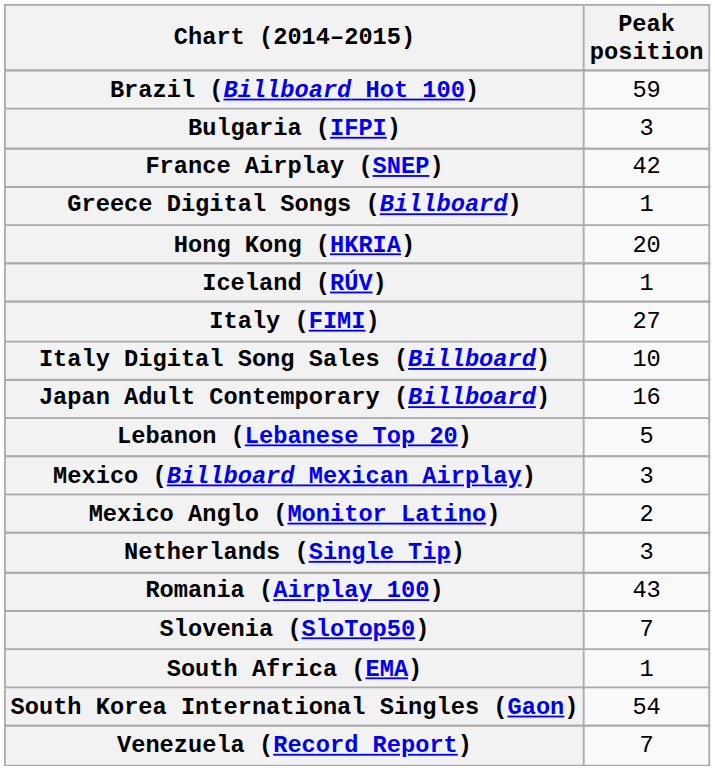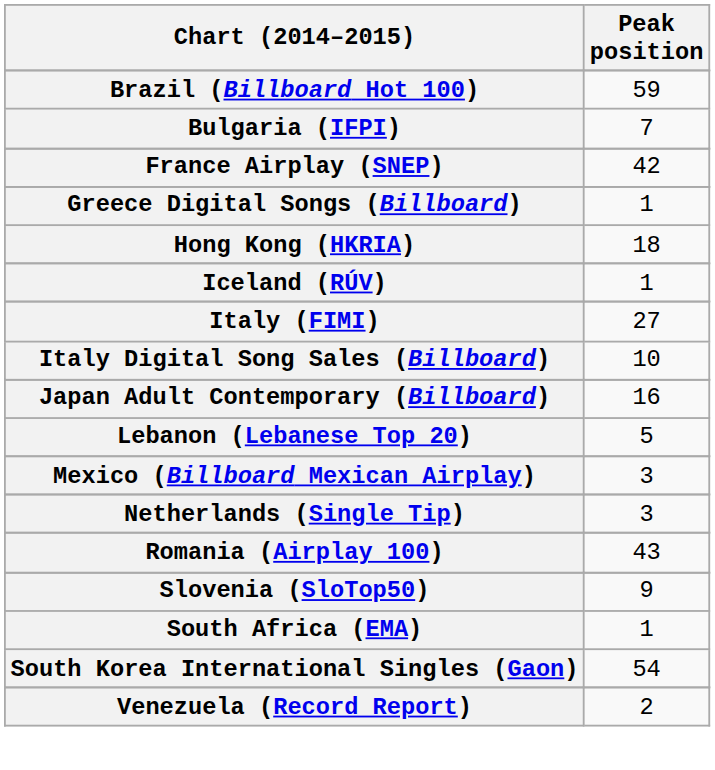(647, 129) 3 -> (647, 129) 7
(647, 244) 20 -> (647, 244) 18
- row: (295, 514)
(647, 630) 7 -> (647, 591) 9
(647, 746) 7 -> (647, 707) 2
